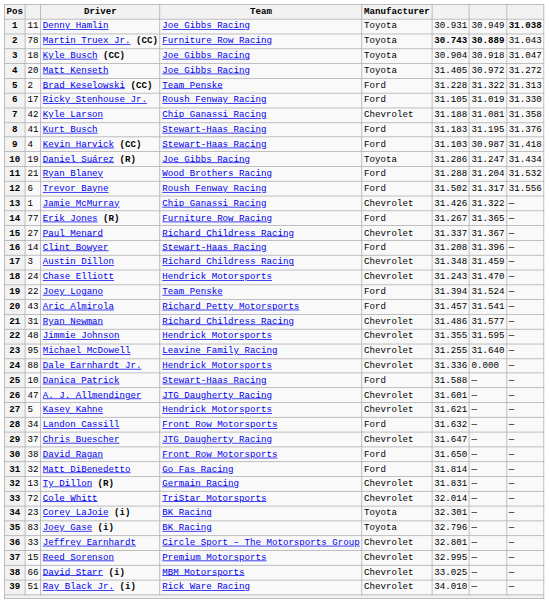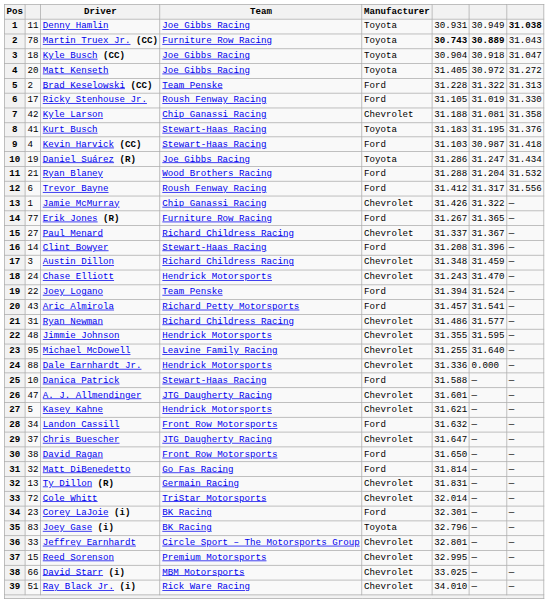(375, 130) Ford -> (380, 130) Toyota
(451, 189) 31.502 -> (451, 189) 31.412
(380, 514) Toyota -> (375, 514) Ford
